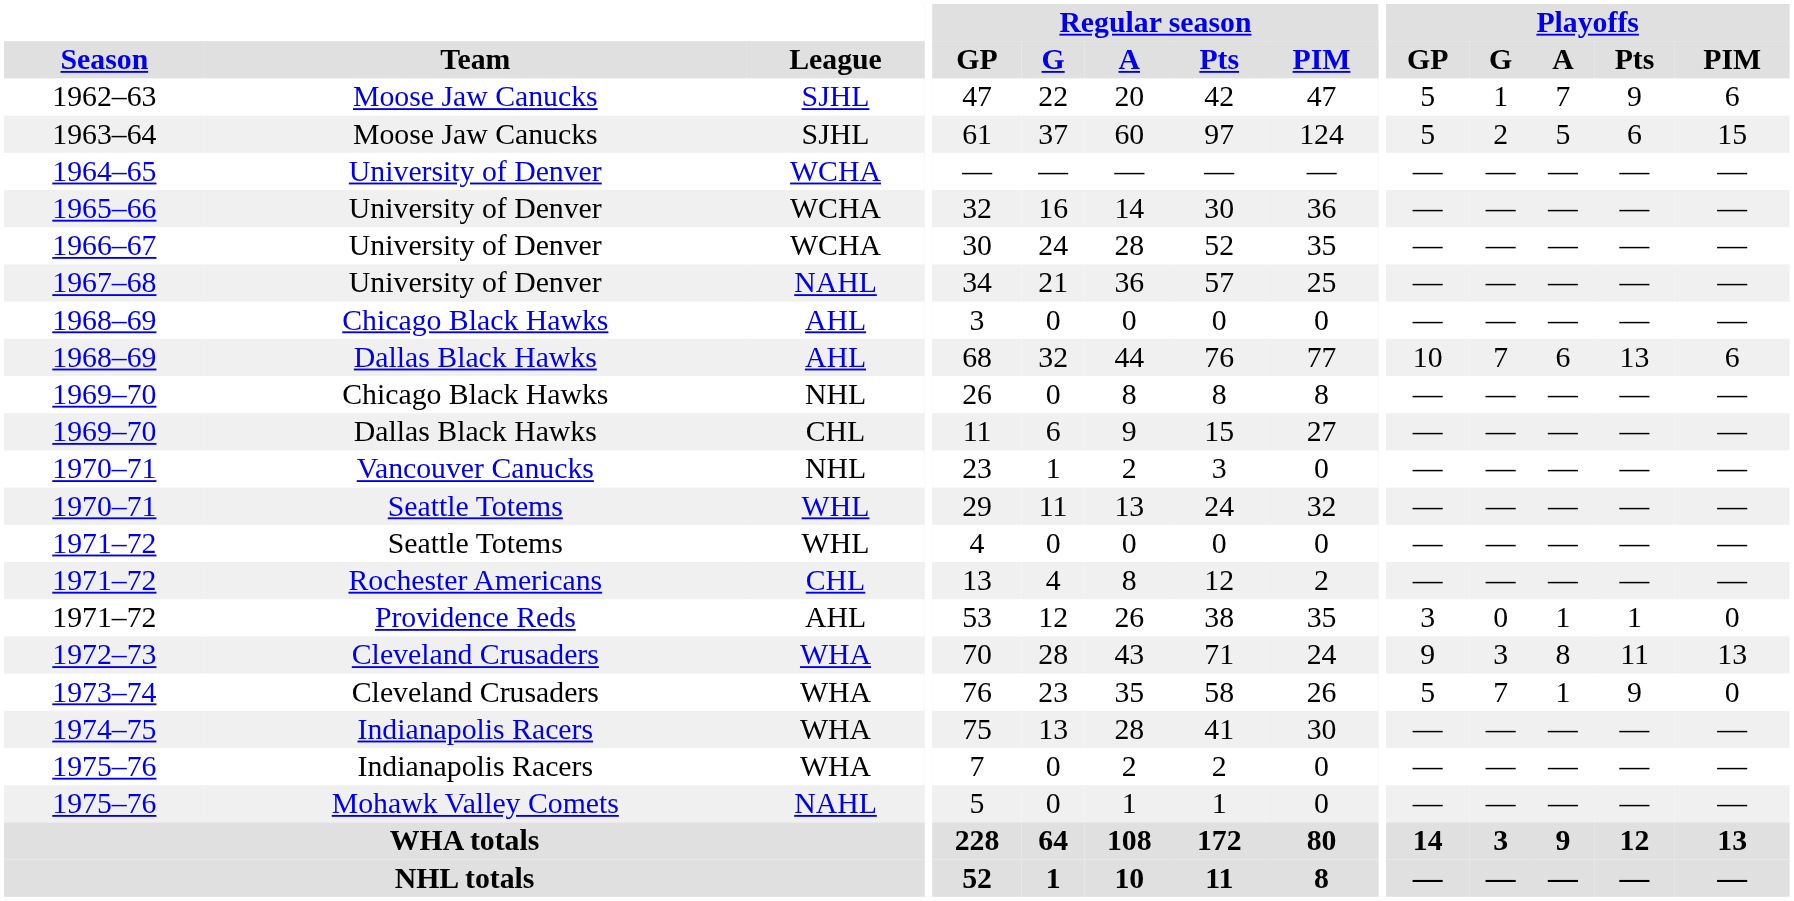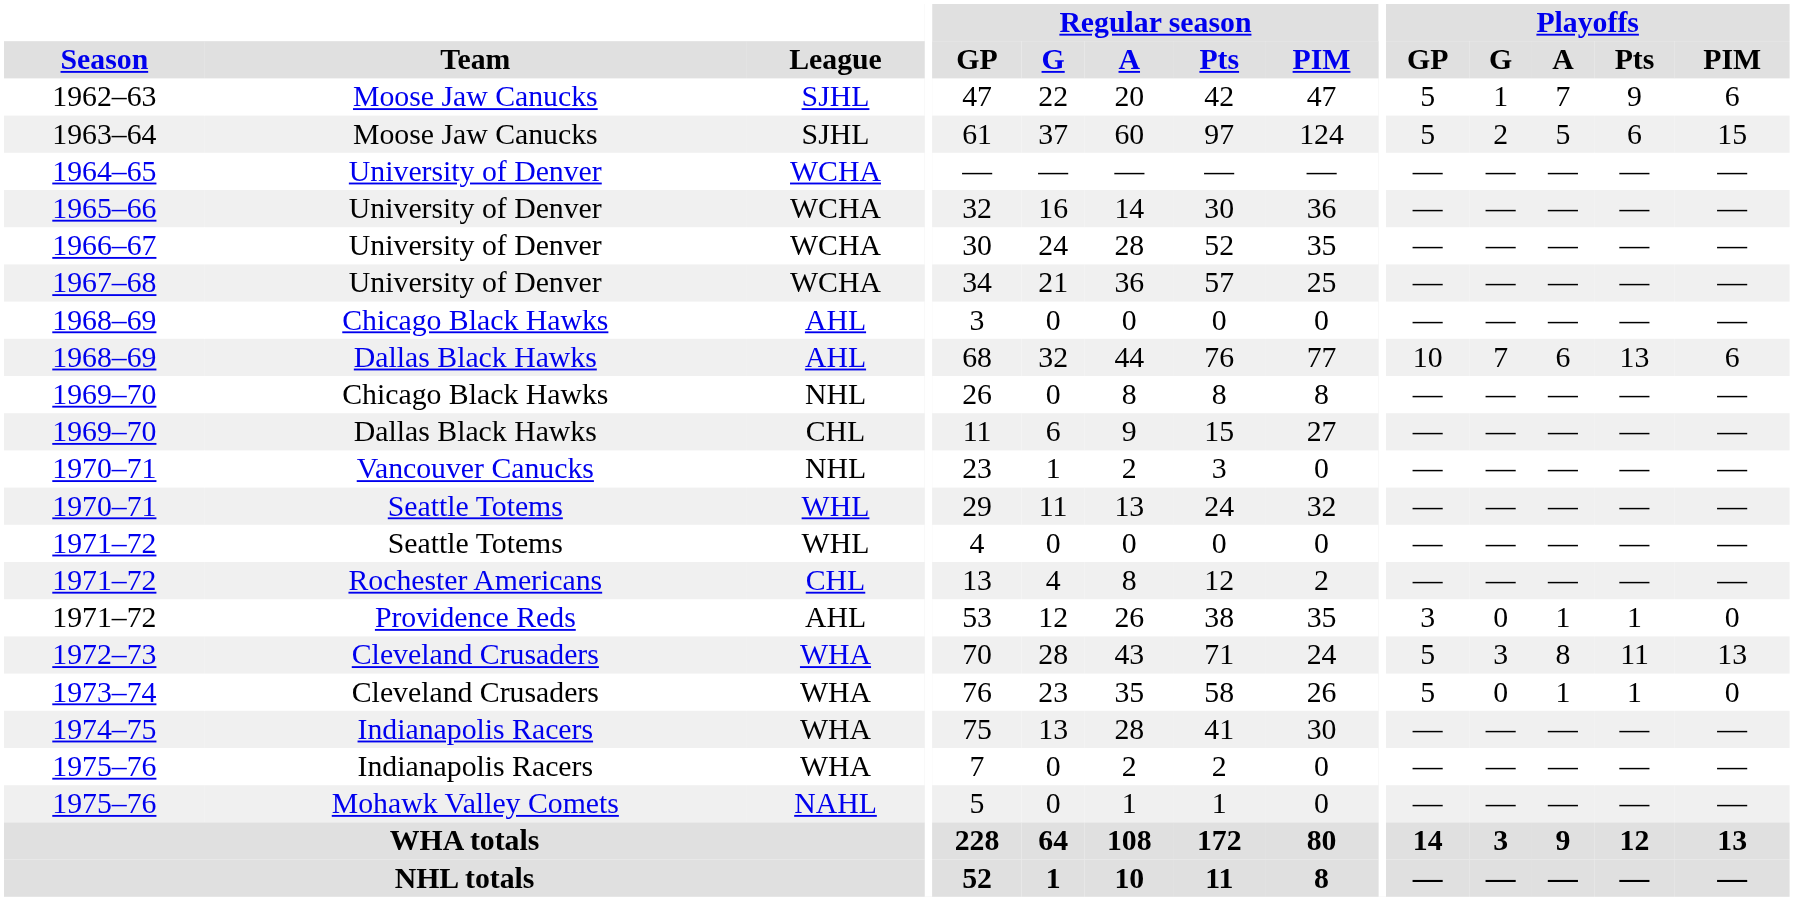(836, 282) NAHL -> (835, 282) WCHA
(1428, 654) 9 -> (1428, 654) 5
(1501, 691) 7 -> (1501, 691) 0
(1634, 691) 9 -> (1634, 691) 1
